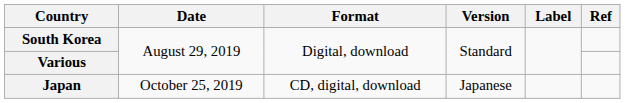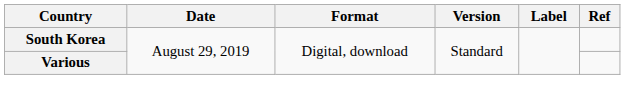- row: (62, 86)
